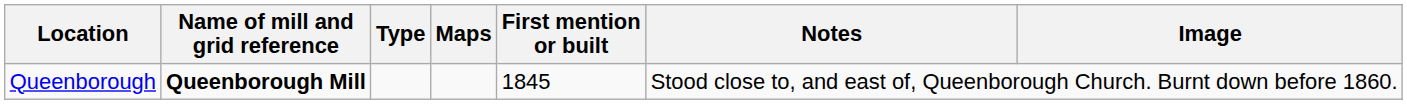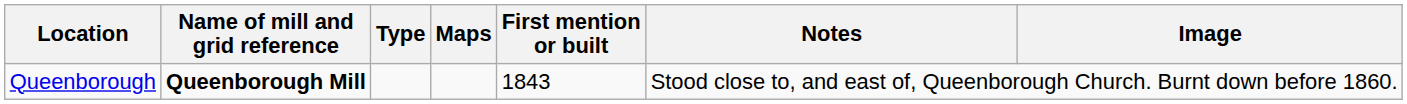(526, 81) 1845 -> (526, 81) 1843
